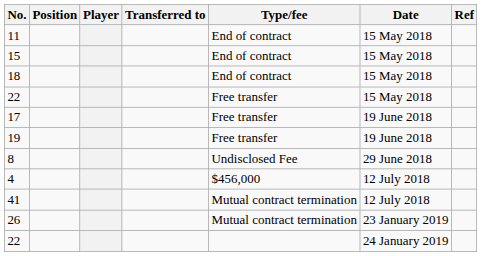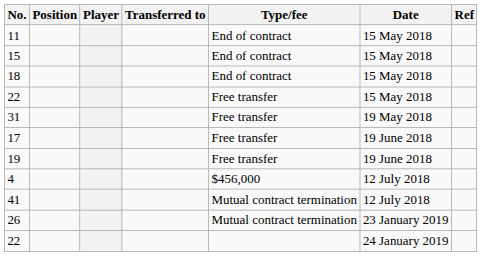+ row: (14, 117)
- row: (11, 158)
